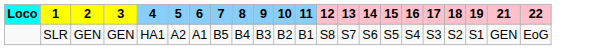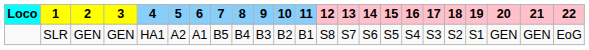+ column: (504, 14)
